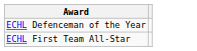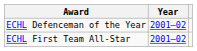+ column: (168, 11)
